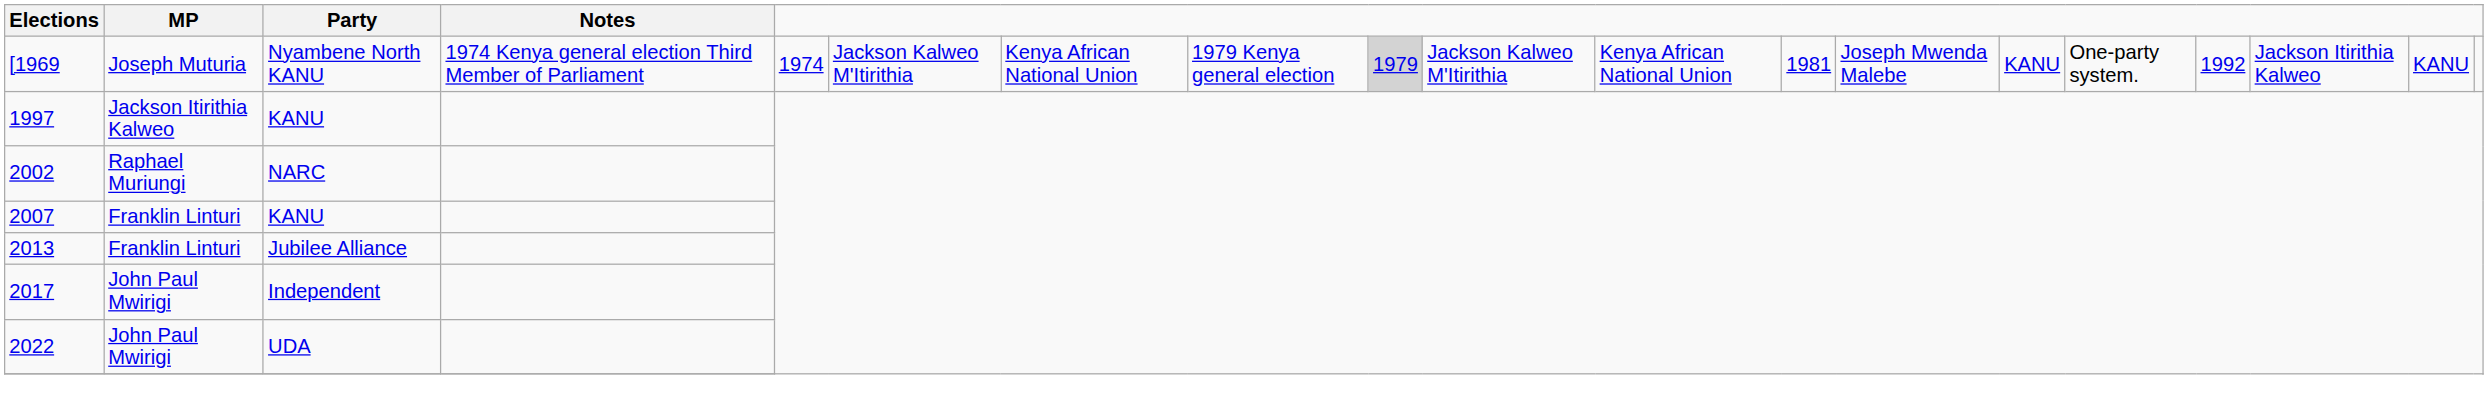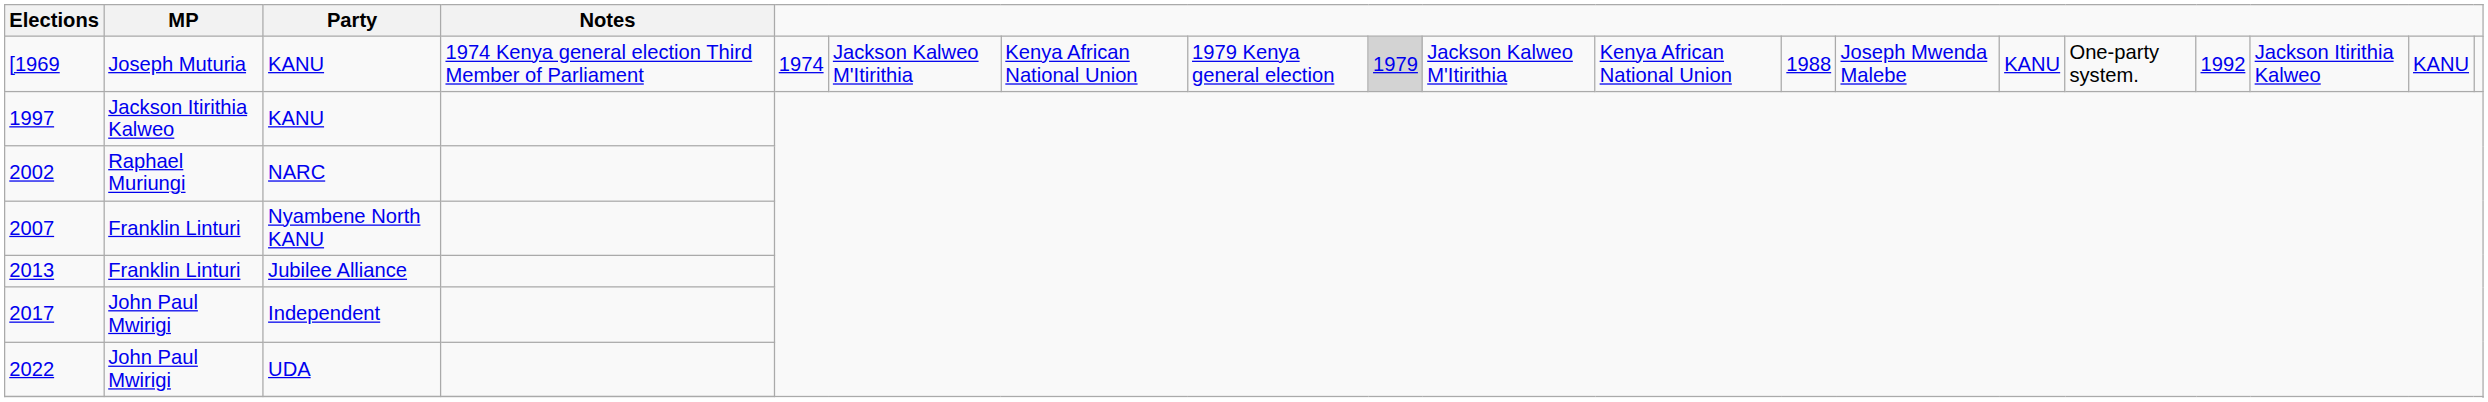(344, 63) Nyambene North KANU -> (296, 63) KANU
(1809, 63) 1981 -> (1809, 63) 1988
(296, 216) KANU -> (344, 227) Nyambene North KANU
